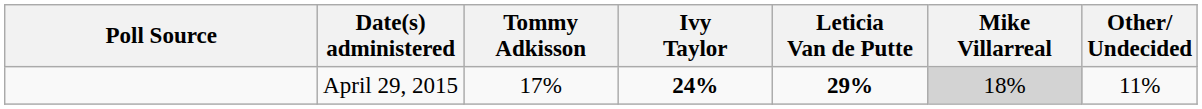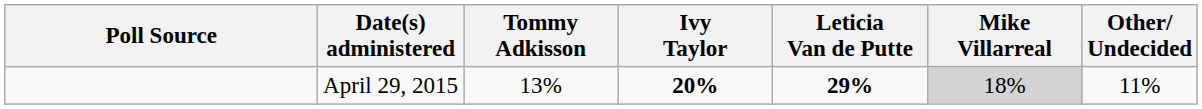(541, 85) 17% -> (541, 85) 13%
(695, 85) 24% -> (695, 85) 20%
